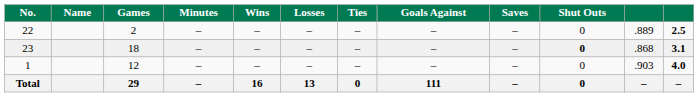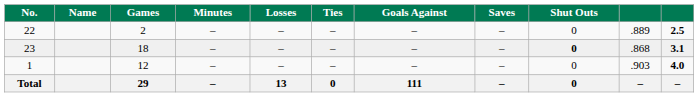- column: (257, 13)
